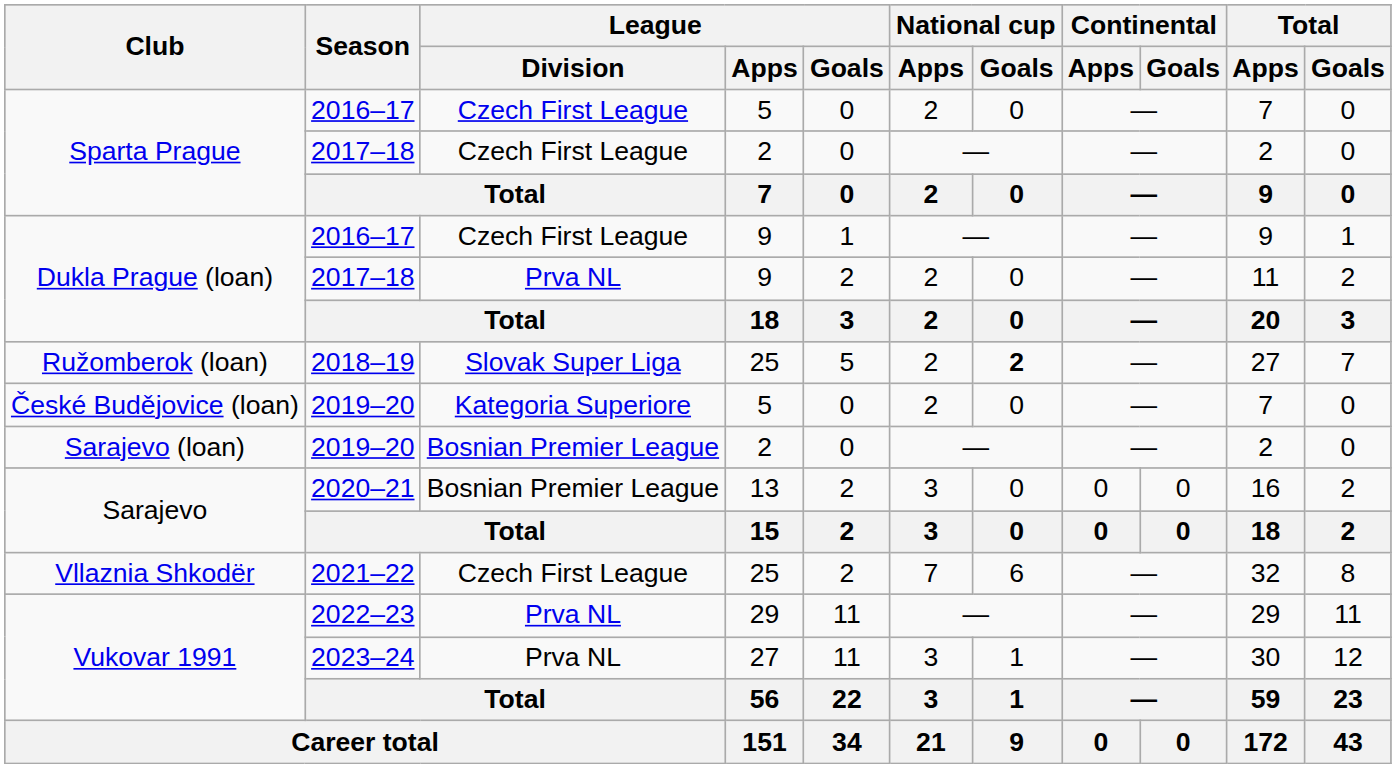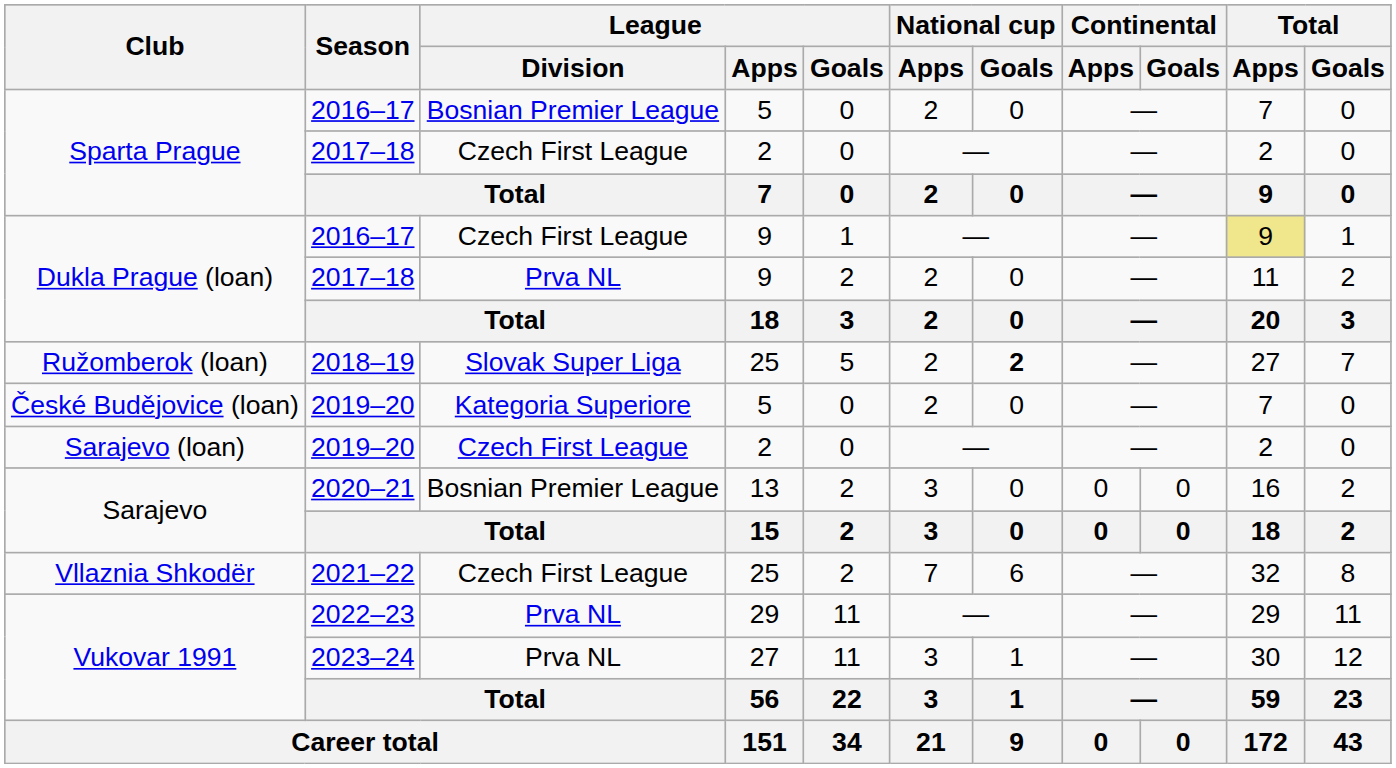(573, 109) Czech First League -> (573, 109) Bosnian Premier League
(1266, 236) no background -> (1266, 236) khaki background
(573, 446) Bosnian Premier League -> (573, 446) Czech First League
